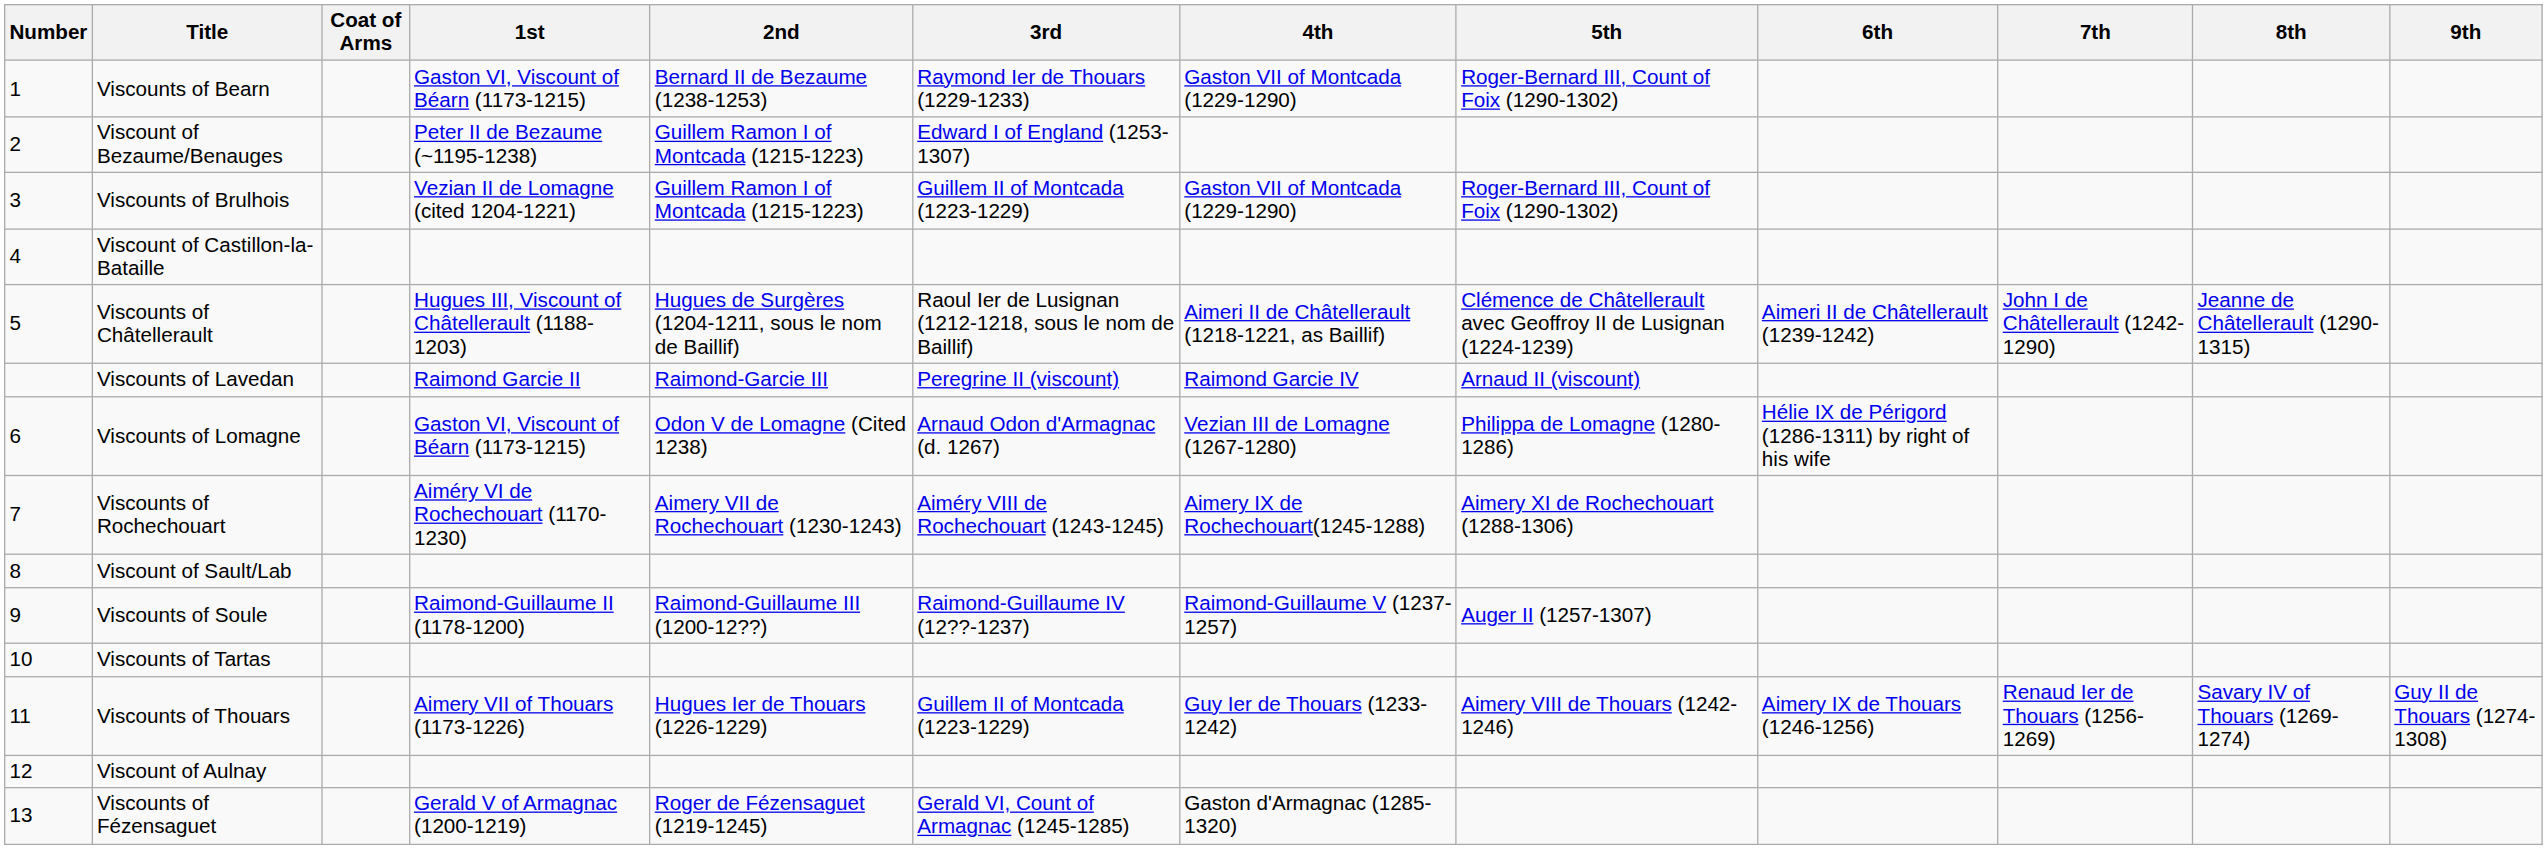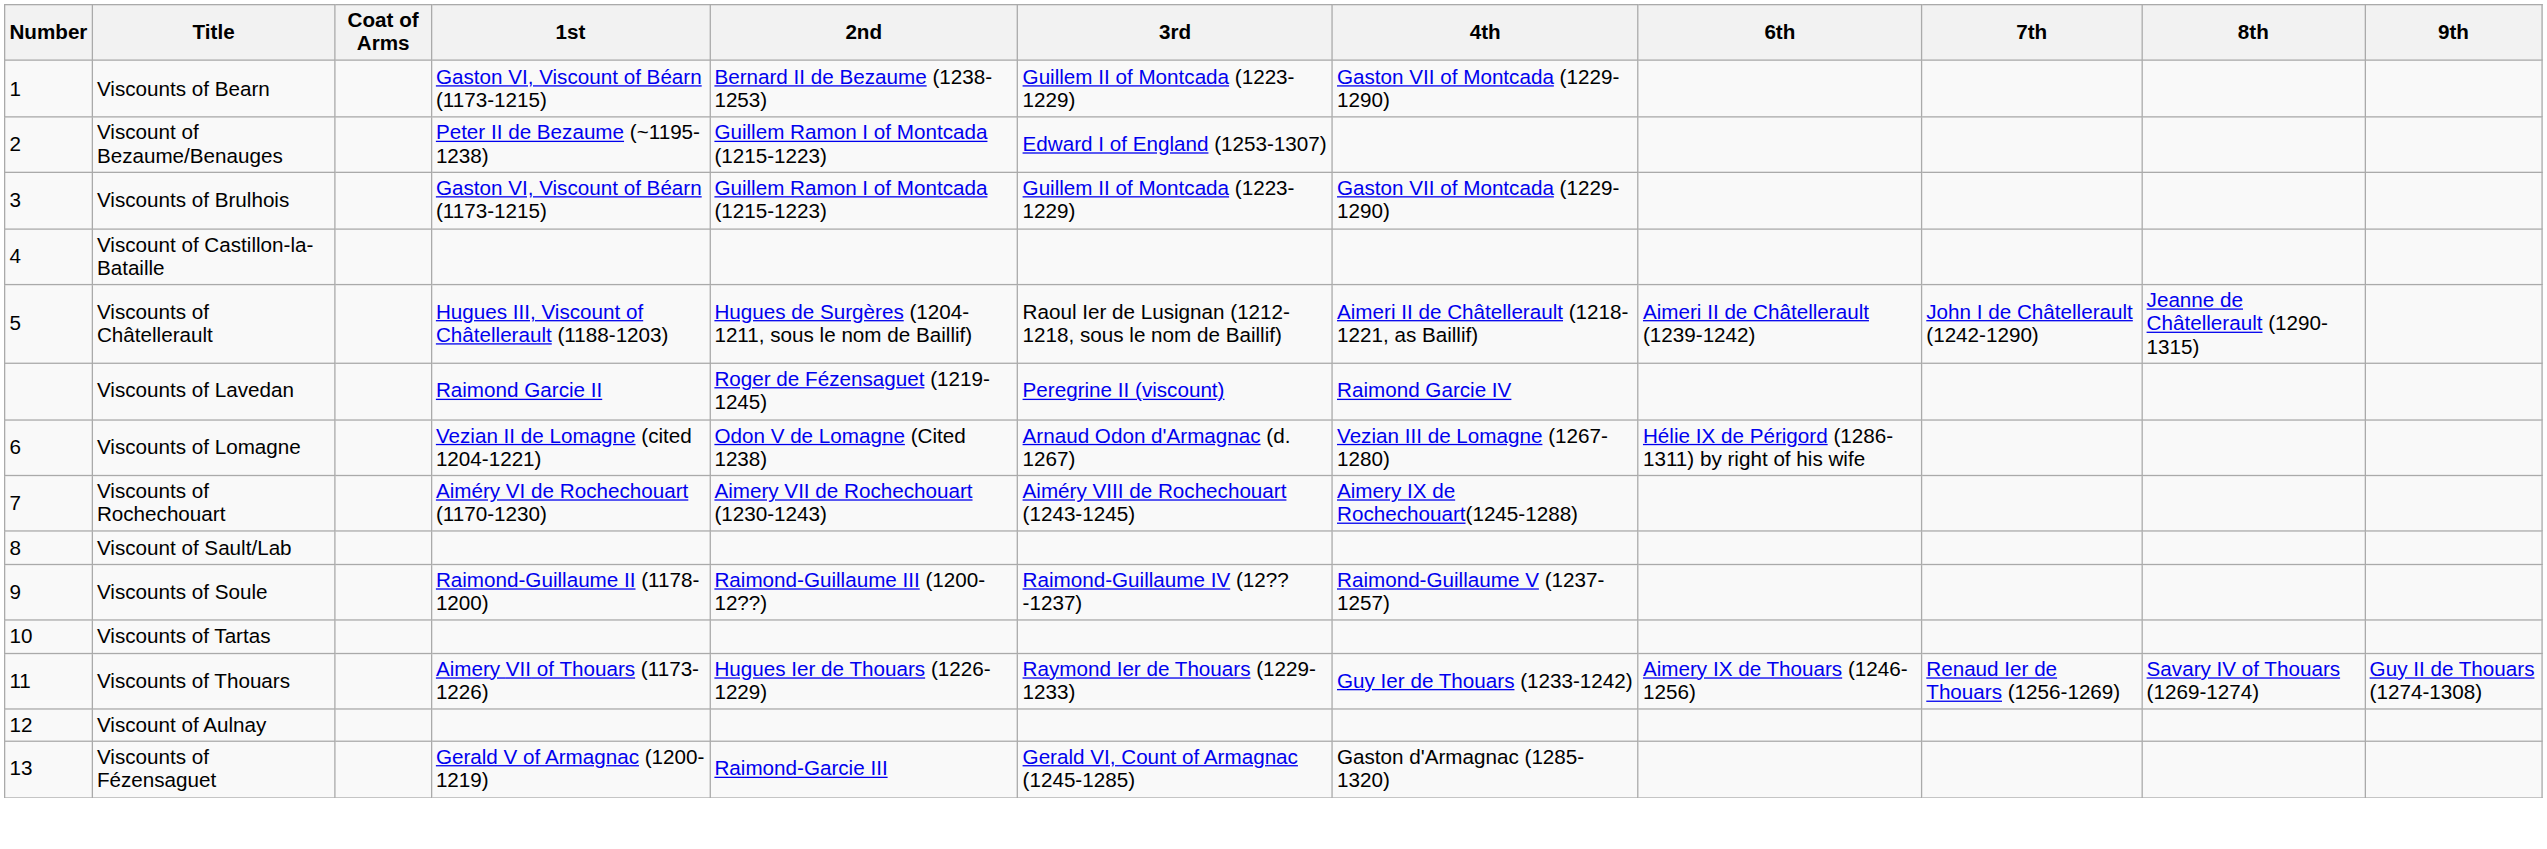- column: (1607, 32)
(1031, 88) Raymond Ier de Thouars (1229-1233) -> (1159, 88) Guillem II of Montcada (1223-1229)
(514, 200) Vezian II de Lomagne (cited 1204-1221) -> (569, 200) Gaston VI, Viscount of Béarn (1173-1215)
(741, 379) Raimond-Garcie III -> (852, 391) Roger de Fézensaguet (1219-1245)
(517, 435) Gaston VI, Viscount of Béarn (1173-1215) -> (564, 447) Vezian II de Lomagne (cited 1204-1221)
(1020, 715) Guillem II of Montcada (1223-1229) -> (1169, 680) Raymond Ier de Thouars (1229-1233)
(760, 815) Roger de Fézensaguet (1219-1245) -> (801, 769) Raimond-Garcie III
